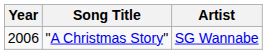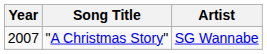(23, 37) 2006 -> (23, 37) 2007
